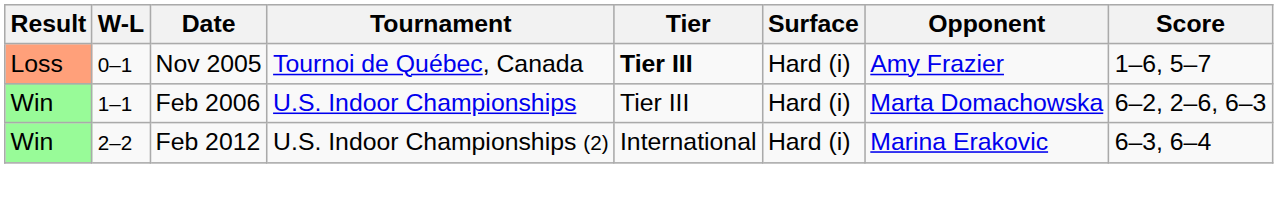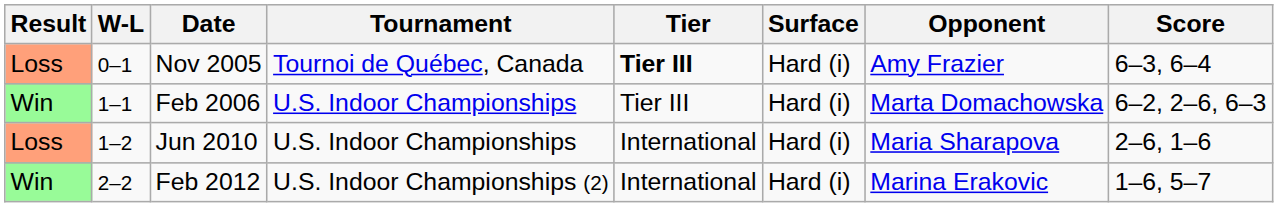(1163, 63) 1–6, 5–7 -> (1163, 63) 6–3, 6–4
+ row: (207, 142)
(1163, 142) 6–3, 6–4 -> (1163, 181) 1–6, 5–7
